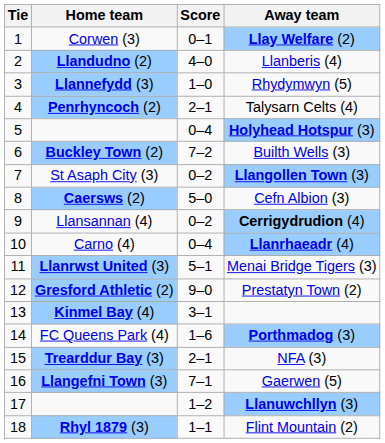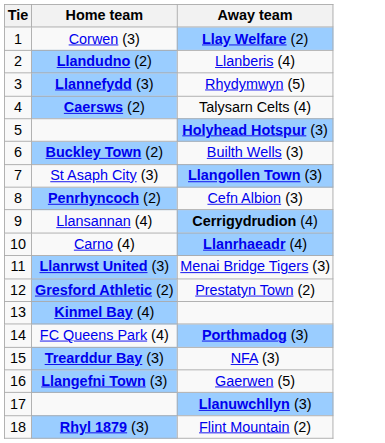- column: (200, 15)
(104, 107) Penrhyncoch (2) -> (104, 107) Caersws (2)
(104, 198) Caersws (2) -> (104, 198) Penrhyncoch (2)
